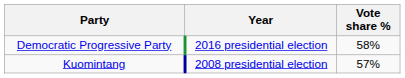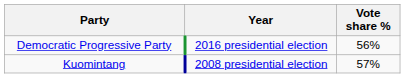(368, 45) 58% -> (368, 45) 56%
